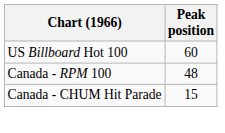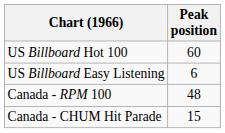+ row: (86, 73)
